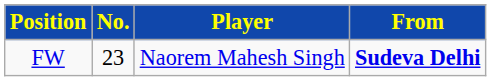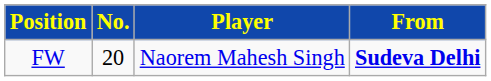(113, 57) 23 -> (113, 57) 20
